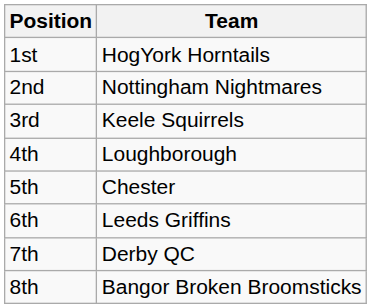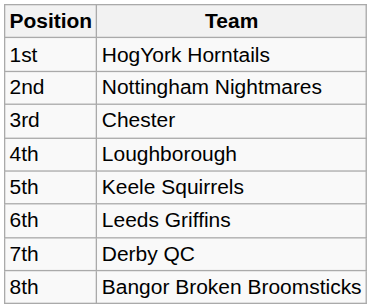(173, 120) Keele Squirrels -> (139, 120) Chester
(139, 187) Chester -> (173, 187) Keele Squirrels
